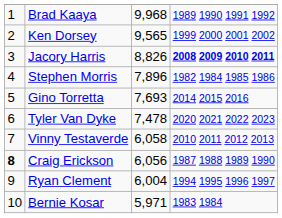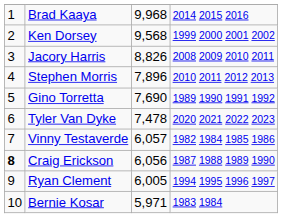(224, 15) 1989 1990 1991 1992 -> (211, 15) 2014 2015 2016
(151, 35) 9,565 -> (151, 35) 9,568
(223, 56) bold -> (223, 56) normal
(224, 77) 1982 1984 1985 1986 -> (223, 77) 2010 2011 2012 2013
(151, 98) 7,693 -> (151, 98) 7,690
(211, 98) 2014 2015 2016 -> (224, 98) 1989 1990 1991 1992
(151, 139) 6,058 -> (151, 139) 6,057
(223, 140) 2010 2011 2012 2013 -> (224, 140) 1982 1984 1985 1986
(151, 181) 6,004 -> (151, 181) 6,005
